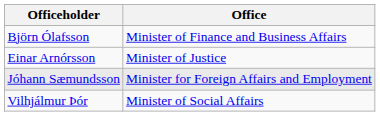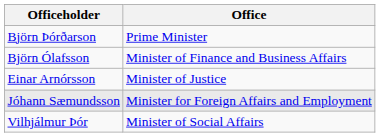+ row: (52, 36)
